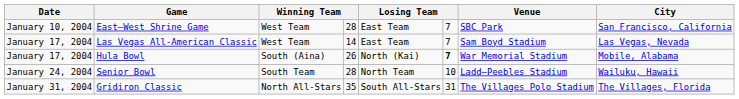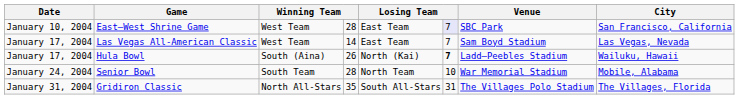(448, 26) no background -> (448, 26) lavender background
(514, 56) War Memorial Stadium -> (514, 56) Ladd–Peebles Stadium
(638, 56) Mobile, Alabama -> (638, 56) Wailuku, Hawaii
(514, 71) Ladd–Peebles Stadium -> (514, 71) War Memorial Stadium
(638, 71) Wailuku, Hawaii -> (638, 71) Mobile, Alabama
